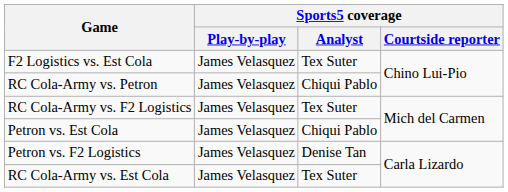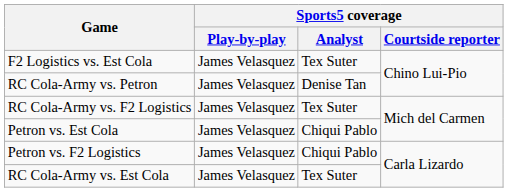(339, 84) Chiqui Pablo -> (334, 84) Denise Tan
(334, 152) Denise Tan -> (339, 152) Chiqui Pablo
